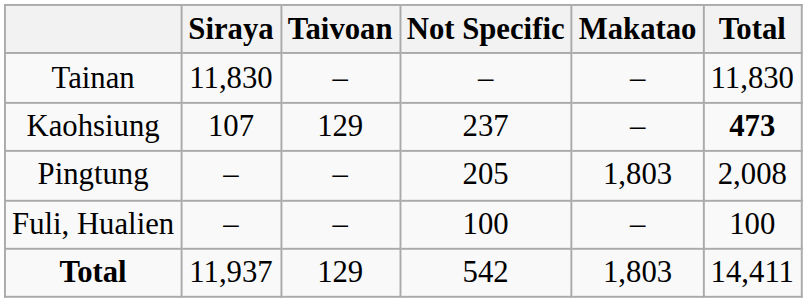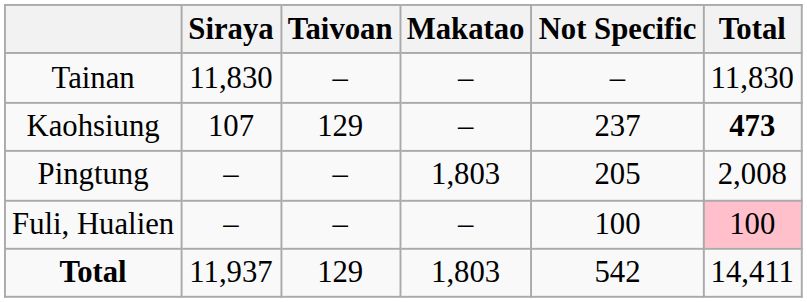columns swapped: (638, 28) <-> (486, 28)
(752, 223) no background -> (752, 223) pink background
